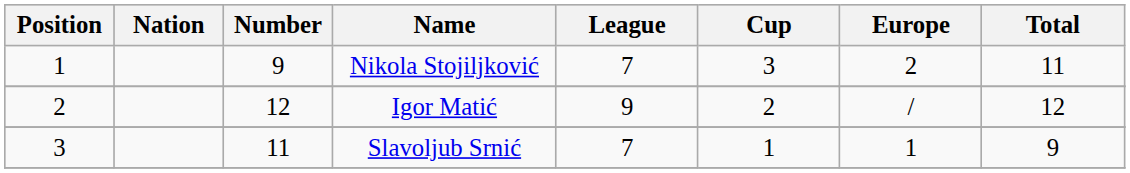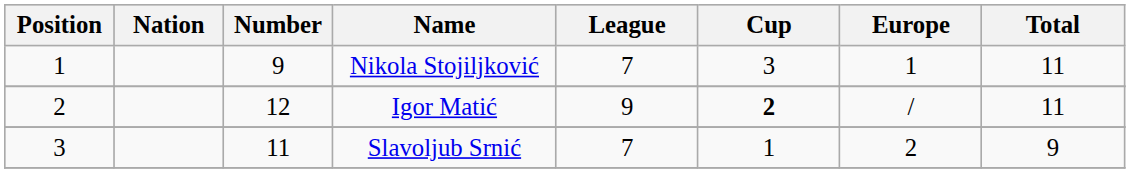(911, 65) 2 -> (911, 65) 1
(769, 106) normal -> (769, 106) bold
(1053, 106) 12 -> (1053, 106) 11
(911, 147) 1 -> (911, 147) 2
